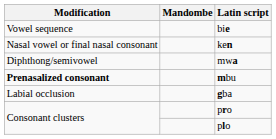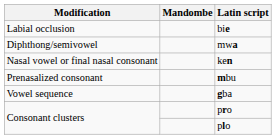(40, 28) Vowel sequence -> (41, 28) Labial occlusion
rows swapped: (227, 61) <-> (225, 45)
(58, 77) bold -> (55, 77) normal
(41, 93) Labial occlusion -> (40, 93) Vowel sequence
